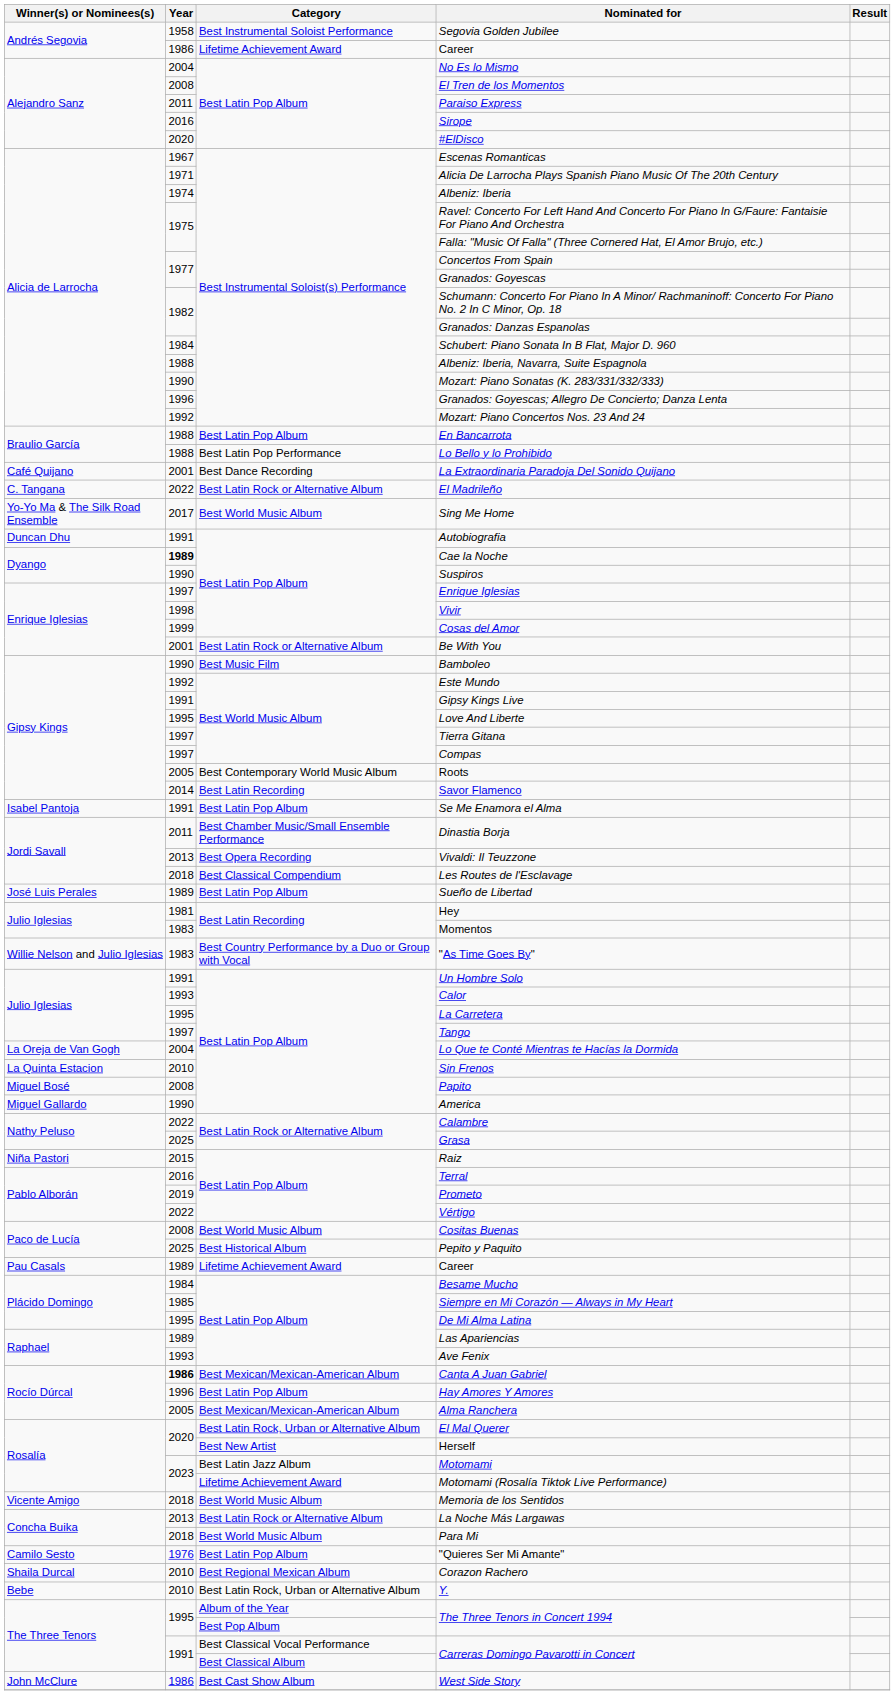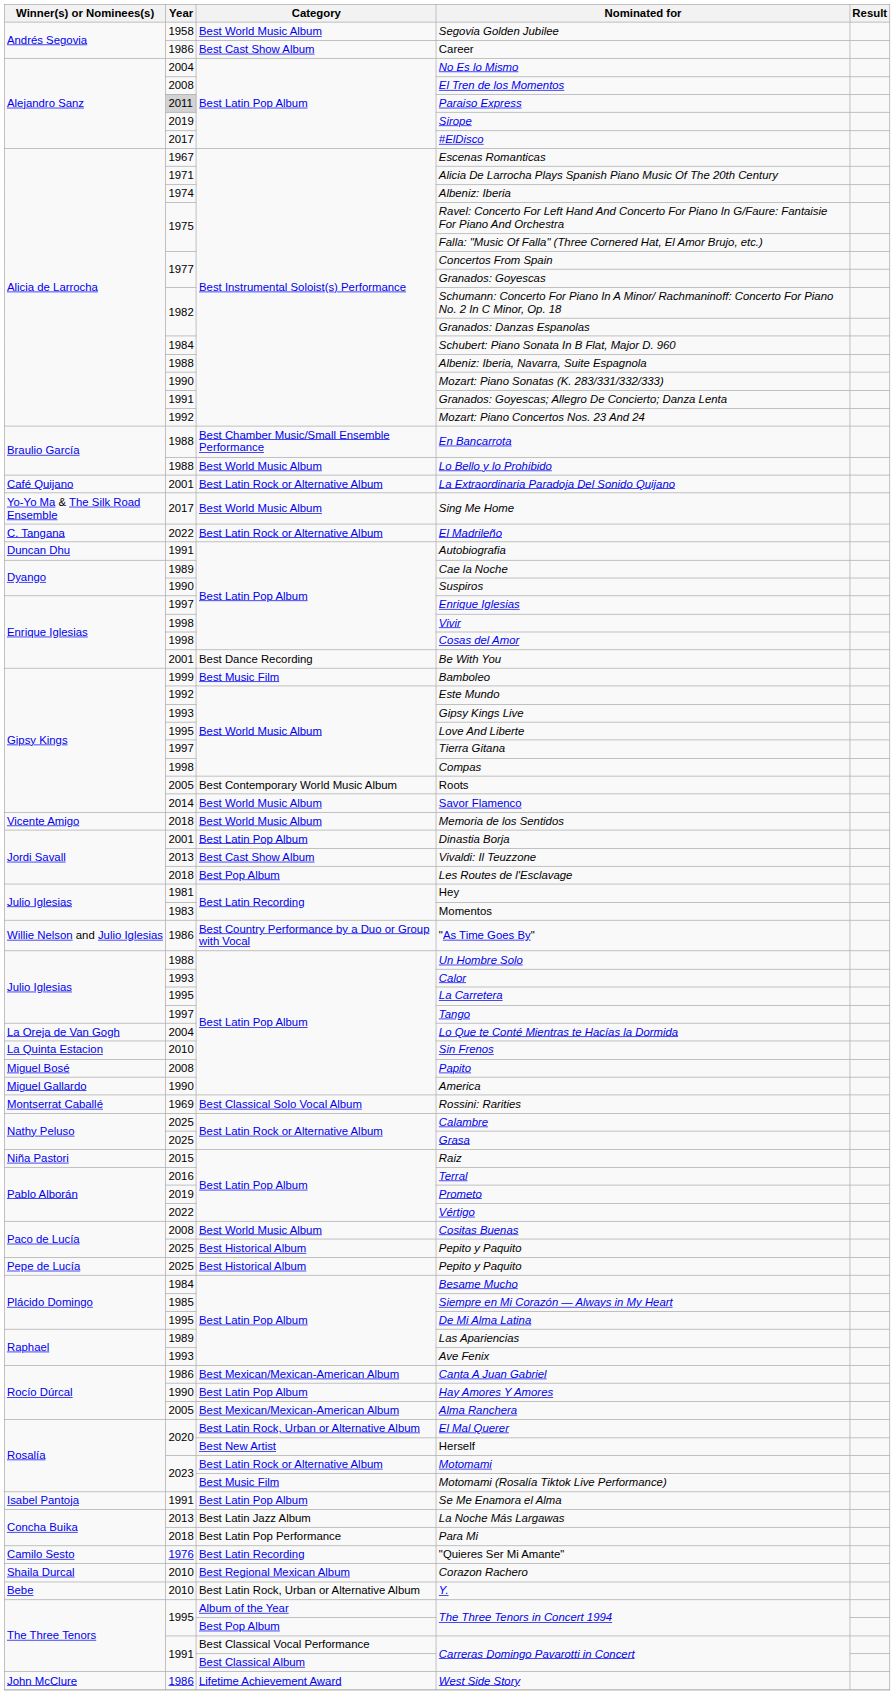(296, 31) Best Instrumental Soloist Performance -> (260, 31) Best World Music Album
(270, 49) Lifetime Achievement Award -> (257, 49) Best Cast Show Album
(181, 103) no background -> (181, 103) lightgrey background
(181, 121) 2016 -> (181, 121) 2019
(181, 139) 2020 -> (181, 139) 2017
(181, 399) 1996 -> (181, 399) 1991
(253, 435) Best Latin Pop Album -> (294, 441) Best Chamber Music/Small Ensemble Performance
(270, 453) Best Latin Pop Performance -> (260, 466) Best World Music Album
(256, 471) Best Dance Recording -> (291, 484) Best Latin Rock or Alternative Album
rows swapped: (36, 489) <-> (74, 513)
(181, 556) bold -> (181, 569) normal
(181, 628) 1999 -> (181, 641) 1998
(291, 646) Best Latin Rock or Alternative Album -> (256, 659) Best Dance Recording
(181, 664) 1990 -> (181, 677) 1999
(181, 700) 1991 -> (181, 713) 1993
(181, 754) 1997 -> (181, 767) 1998
(252, 790) Best Latin Recording -> (260, 803) Best World Music Album
rows swapped: (43, 808) <-> (43, 1500)
(181, 832) 2011 -> (181, 839) 2001
(294, 832) Best Chamber Music/Small Ensemble Performance -> (253, 839) Best Latin Pop Album
(255, 857) Best Opera Recording -> (257, 857) Best Cast Show Album
(270, 875) Best Classical Compendium -> (239, 875) Best Pop Album
- row: (52, 893)
(181, 953) 1983 -> (181, 935) 1986
(181, 978) 1991 -> (181, 960) 1988
+ row: (55, 1104)
(181, 1122) 2022 -> (181, 1122) 2025
- row: (36, 1266)
+ row: (44, 1266)
(181, 1374) bold -> (181, 1374) normal
(181, 1392) 1996 -> (181, 1392) 1990
(255, 1464) Best Latin Jazz Album -> (291, 1464) Best Latin Rock or Alternative Album
(270, 1482) Lifetime Achievement Award -> (239, 1482) Best Music Film
(291, 1518) Best Latin Rock or Alternative Album -> (255, 1518) Best Latin Jazz Album
(260, 1536) Best World Music Album -> (270, 1536) Best Latin Pop Performance
(253, 1554) Best Latin Pop Album -> (252, 1554) Best Latin Recording
(257, 1680) Best Cast Show Album -> (270, 1680) Lifetime Achievement Award
